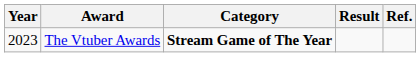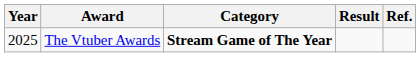(23, 39) 2023 -> (23, 39) 2025
